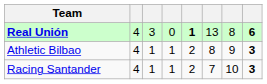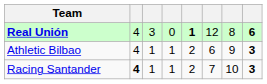(212, 32) 13 -> (212, 32) 12
(212, 50) 8 -> (212, 50) 6
(136, 69) normal -> (136, 69) bold
